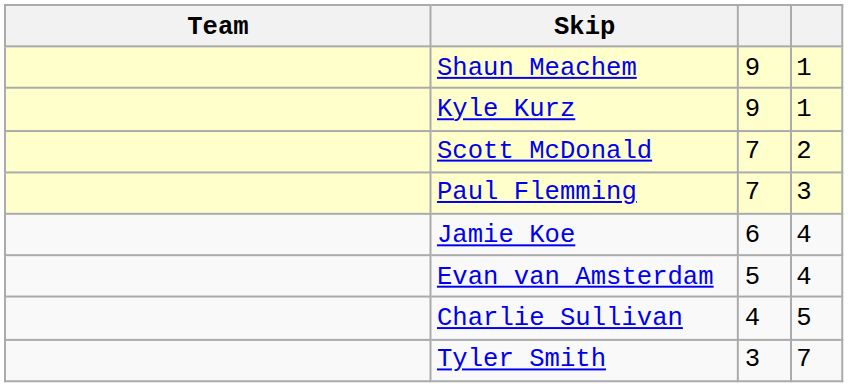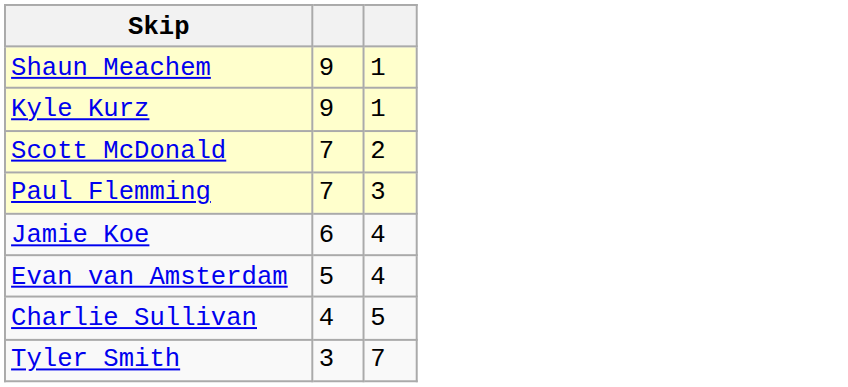- column: (218, 26)
